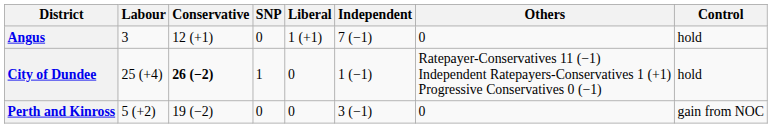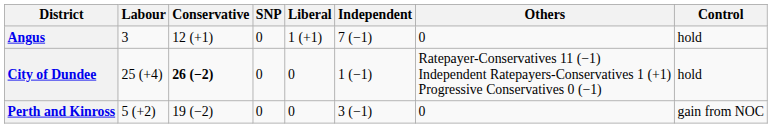(259, 74) 1 -> (259, 74) 0
